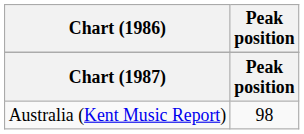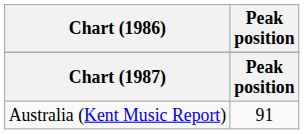(264, 114) 98 -> (264, 114) 91
